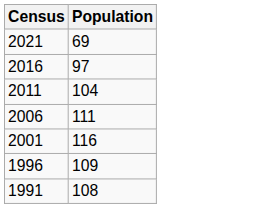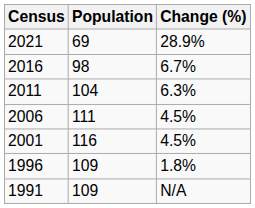+ column: (203, 16)
(81, 66) 97 -> (81, 66) 98
(85, 191) 108 -> (85, 191) 109
